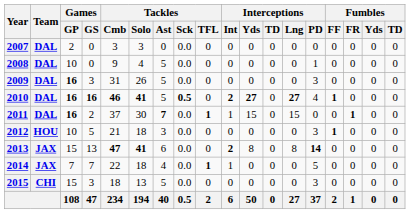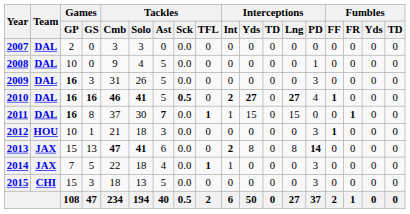(92, 115) 2 -> (92, 115) 8
(92, 132) 5 -> (92, 132) 1
(92, 166) 7 -> (92, 166) 5
(315, 166) 5 -> (315, 166) 3
